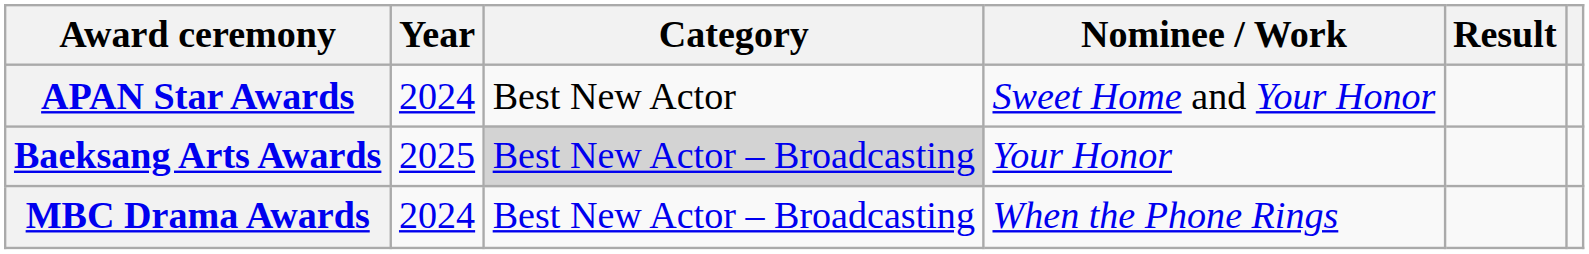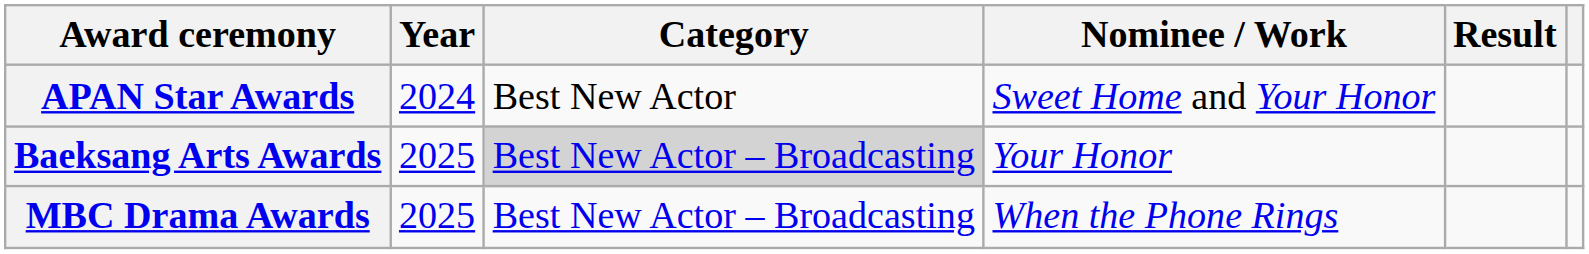(437, 215) 2024 -> (437, 215) 2025
